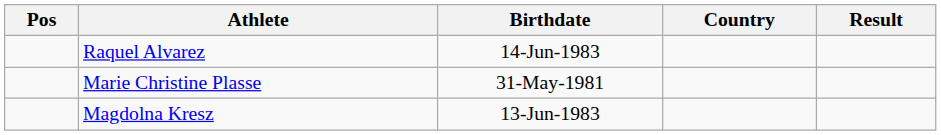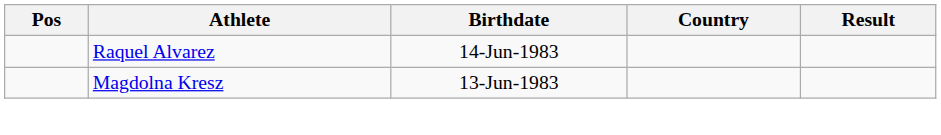- row: (172, 82)
